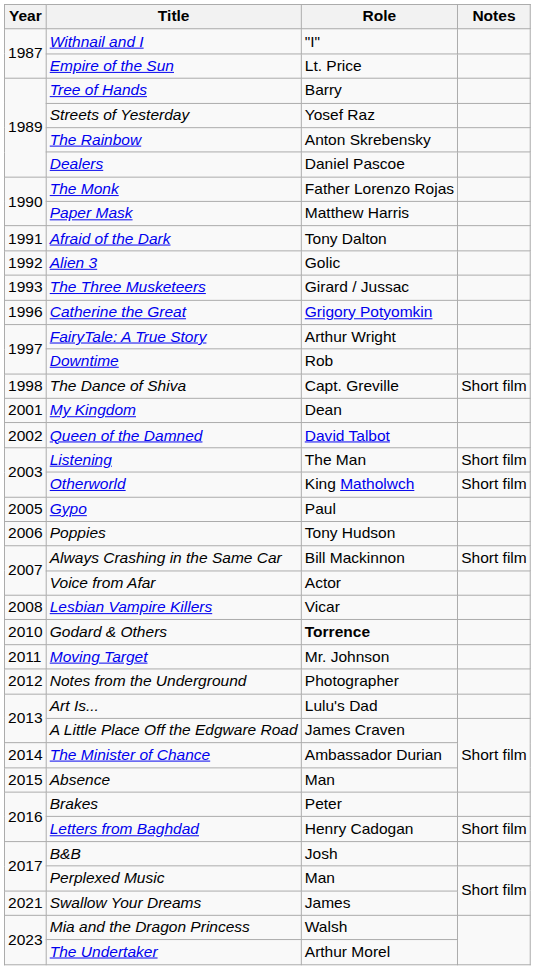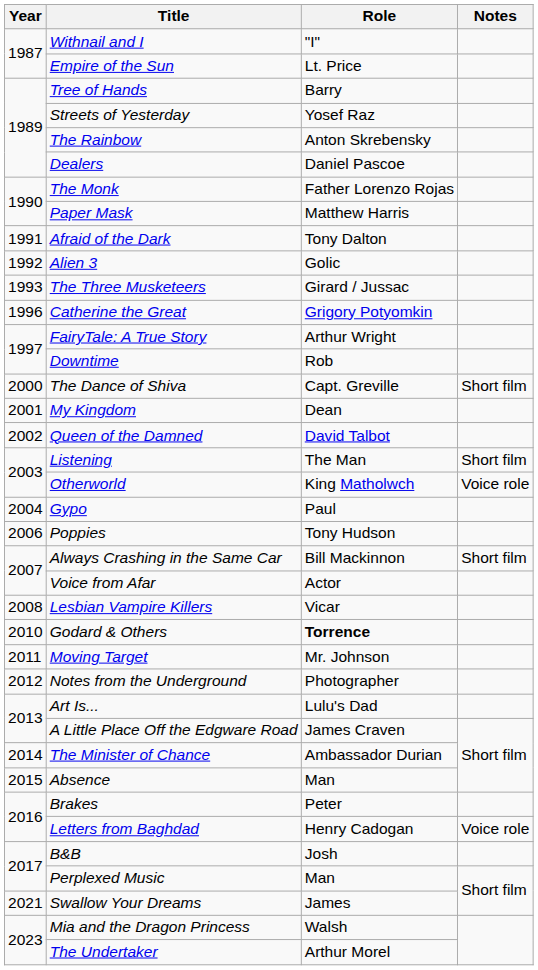(25, 386) 1998 -> (25, 386) 2000
(494, 484) Short film -> (495, 484) Voice role
(25, 509) 2005 -> (25, 509) 2004
(494, 829) Short film -> (495, 829) Voice role
